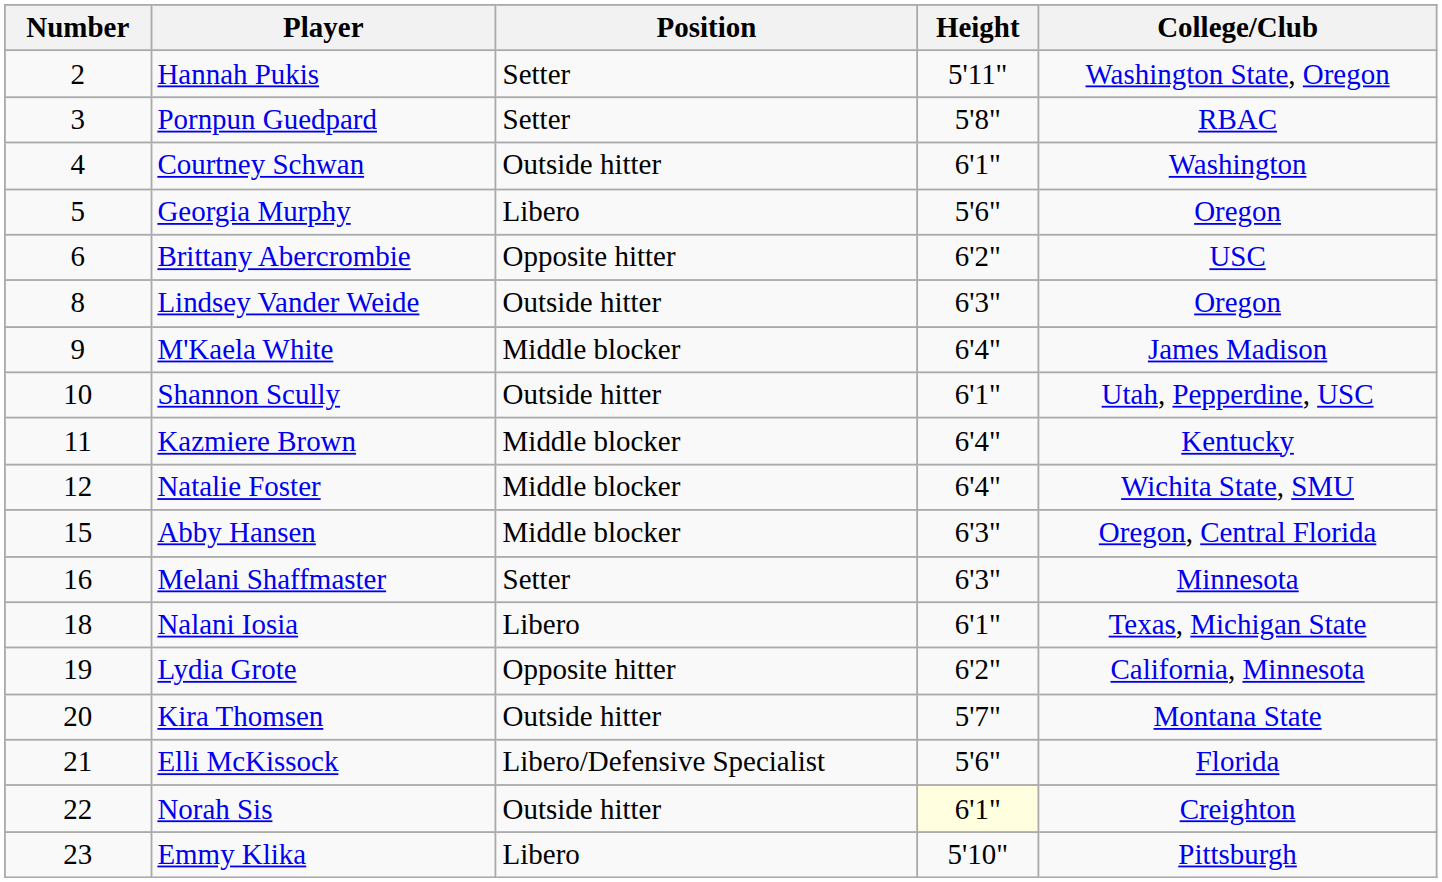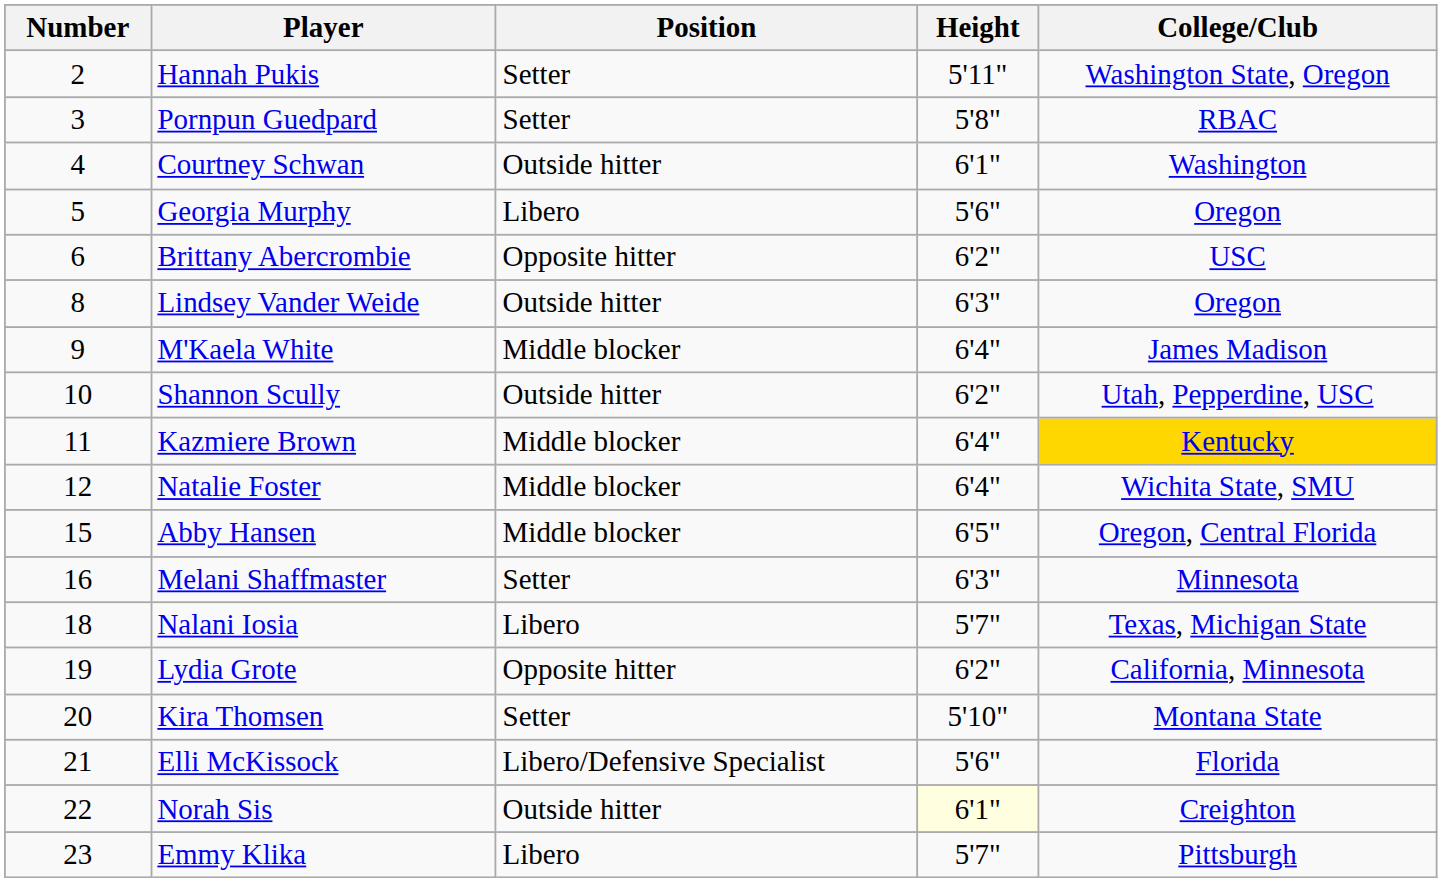(978, 394) 6'1" -> (978, 394) 6'2"
(1238, 440) no background -> (1238, 440) gold background
(978, 532) 6'3" -> (978, 532) 6'5"
(978, 624) 6'1" -> (978, 624) 5'7"
(582, 716) Outside hitter -> (536, 716) Setter
(978, 716) 5'7" -> (978, 716) 5'10"
(978, 854) 5'10" -> (978, 854) 5'7"
